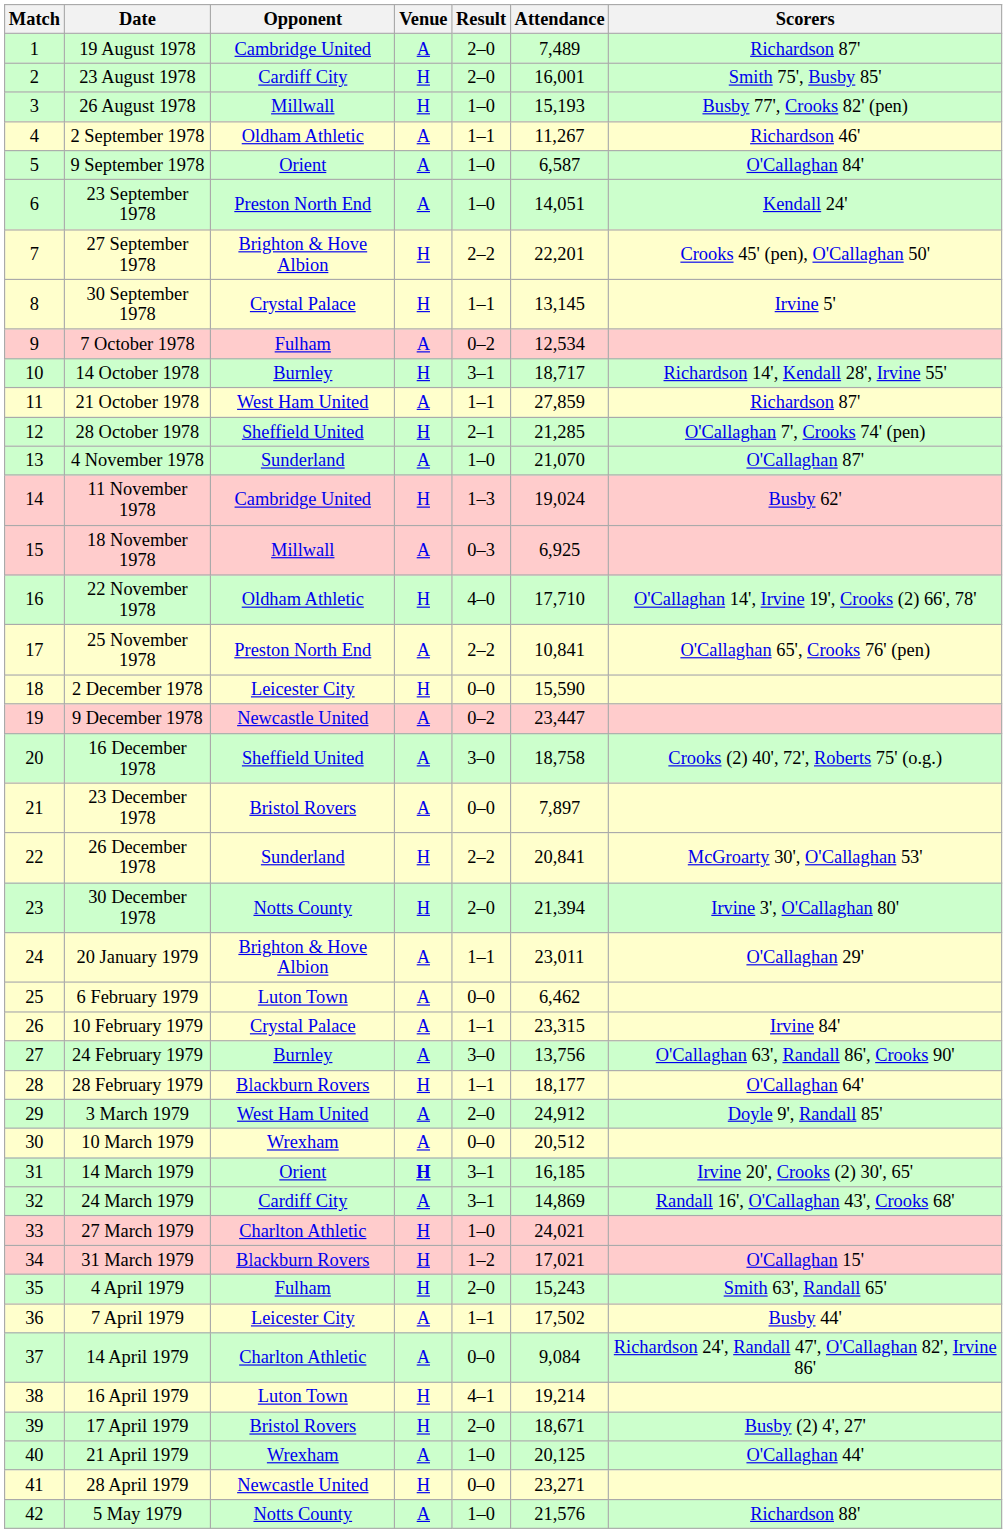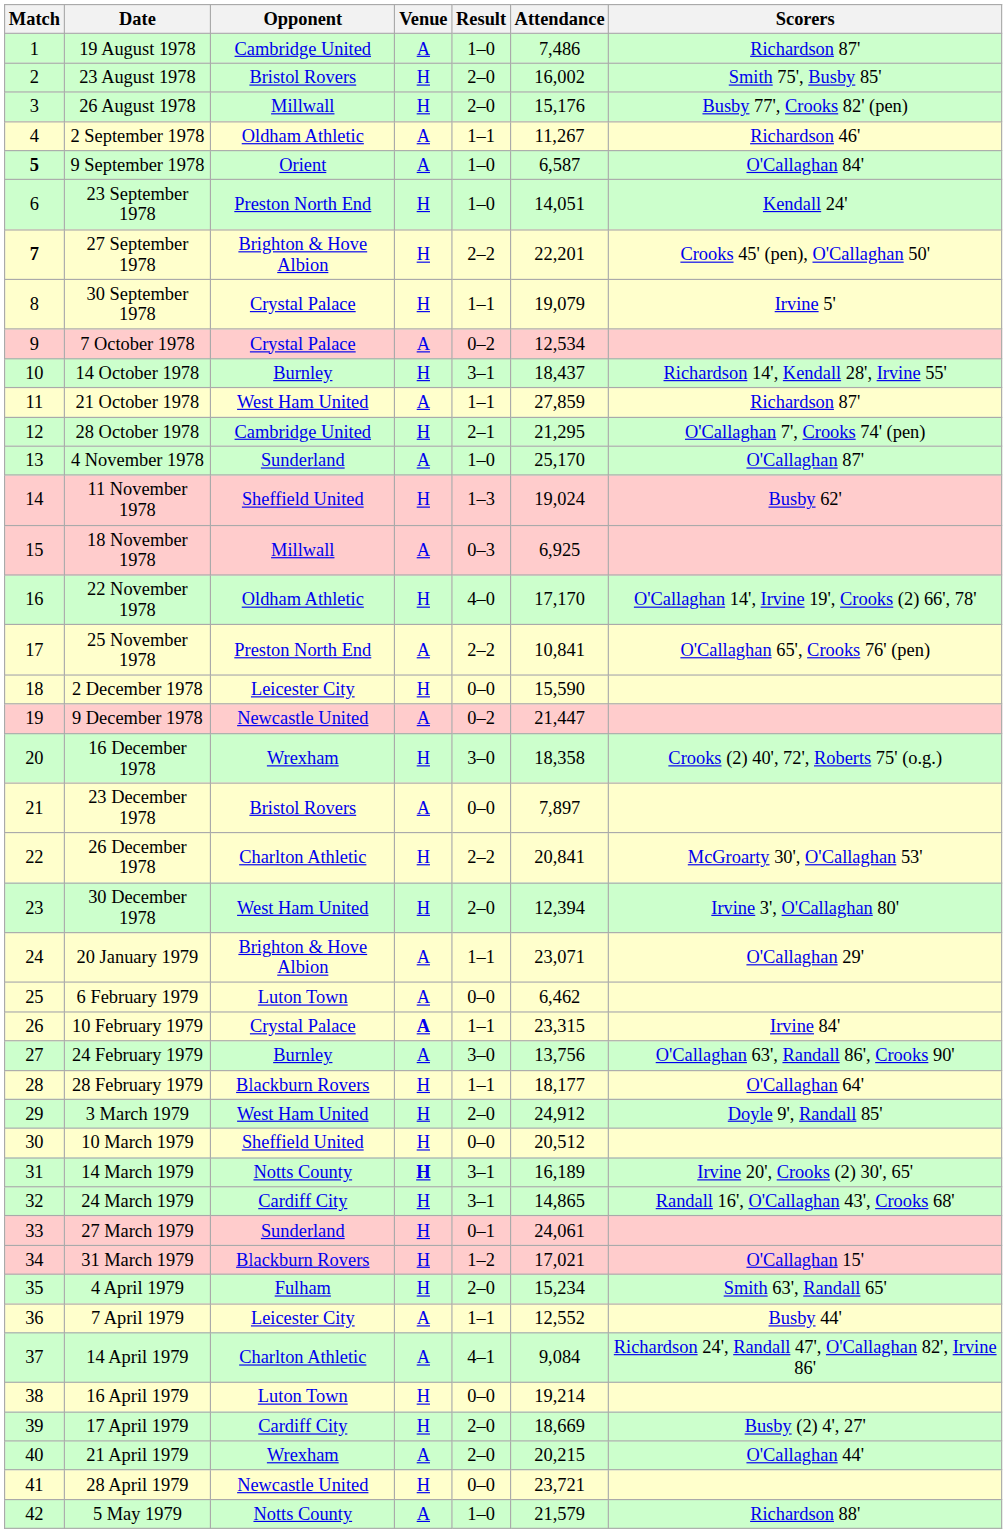(481, 48) 2–0 -> (481, 48) 1–0
(560, 48) 7,489 -> (560, 48) 7,486
(303, 77) Cardiff City -> (303, 77) Bristol Rovers
(560, 77) 16,001 -> (560, 77) 16,002
(481, 106) 1–0 -> (481, 106) 2–0
(560, 106) 15,193 -> (560, 106) 15,176
(34, 164) normal -> (34, 164) bold
(423, 204) A -> (423, 204) H
(34, 254) normal -> (34, 254) bold
(560, 304) 13,145 -> (560, 304) 19,079
(303, 343) Fulham -> (303, 343) Crystal Palace
(560, 373) 18,717 -> (560, 373) 18,437
(303, 431) Sheffield United -> (303, 431) Cambridge United
(560, 431) 21,285 -> (560, 431) 21,295
(560, 460) 21,070 -> (560, 460) 25,170
(303, 500) Cambridge United -> (303, 500) Sheffield United
(560, 599) 17,710 -> (560, 599) 17,170
(560, 718) 23,447 -> (560, 718) 21,447
(303, 757) Sheffield United -> (303, 757) Wrexham
(423, 757) A -> (423, 757) H
(560, 757) 18,758 -> (560, 757) 18,358
(303, 857) Sunderland -> (303, 857) Charlton Athletic
(303, 907) Notts County -> (303, 907) West Ham United
(560, 907) 21,394 -> (560, 907) 12,394
(560, 957) 23,011 -> (560, 957) 23,071
(423, 1026) normal -> (423, 1026) bold
(423, 1113) A -> (423, 1113) H
(303, 1142) Wrexham -> (303, 1142) Sheffield United
(423, 1142) A -> (423, 1142) H
(303, 1172) Orient -> (303, 1172) Notts County
(560, 1172) 16,185 -> (560, 1172) 16,189
(423, 1201) A -> (423, 1201) H
(560, 1201) 14,869 -> (560, 1201) 14,865
(303, 1230) Charlton Athletic -> (303, 1230) Sunderland
(481, 1230) 1–0 -> (481, 1230) 0–1
(560, 1230) 24,021 -> (560, 1230) 24,061
(560, 1288) 15,243 -> (560, 1288) 15,234
(560, 1318) 17,502 -> (560, 1318) 12,552
(481, 1357) 0–0 -> (481, 1357) 4–1
(481, 1397) 4–1 -> (481, 1397) 0–0
(303, 1426) Bristol Rovers -> (303, 1426) Cardiff City
(560, 1426) 18,671 -> (560, 1426) 18,669
(481, 1455) 1–0 -> (481, 1455) 2–0
(560, 1455) 20,125 -> (560, 1455) 20,215
(560, 1484) 23,271 -> (560, 1484) 23,721
(560, 1513) 21,576 -> (560, 1513) 21,579
